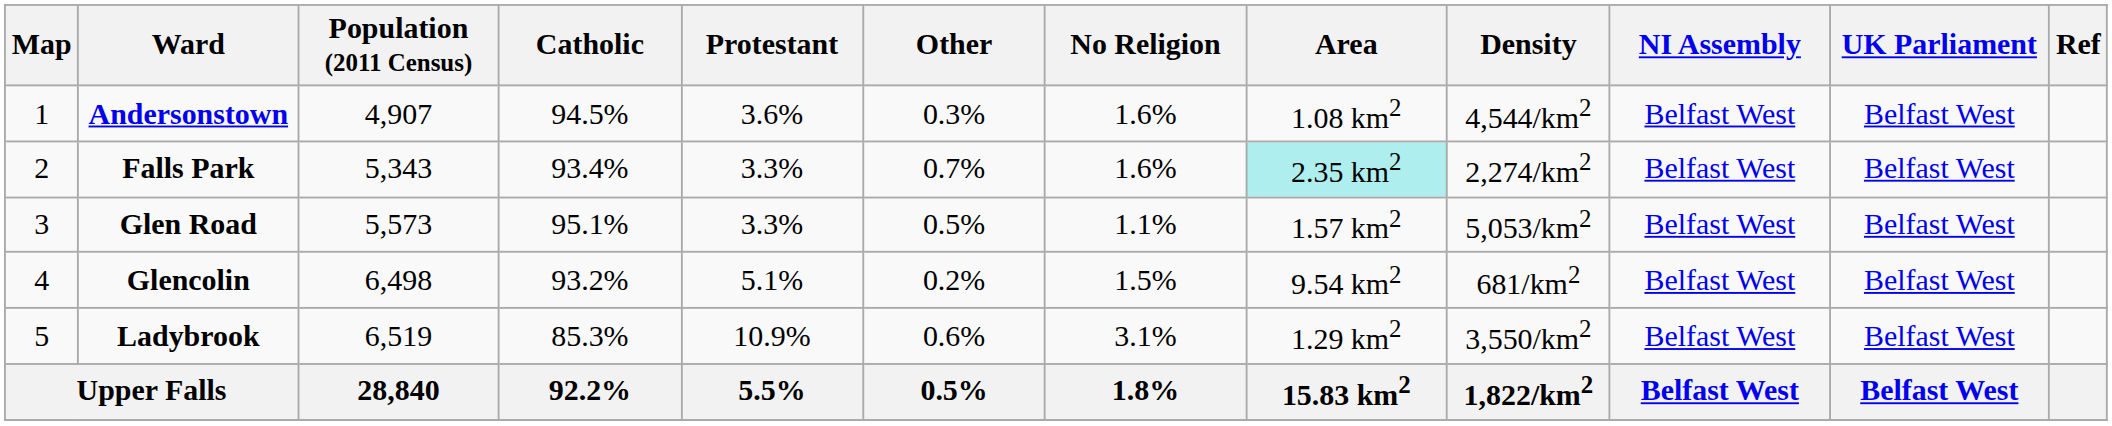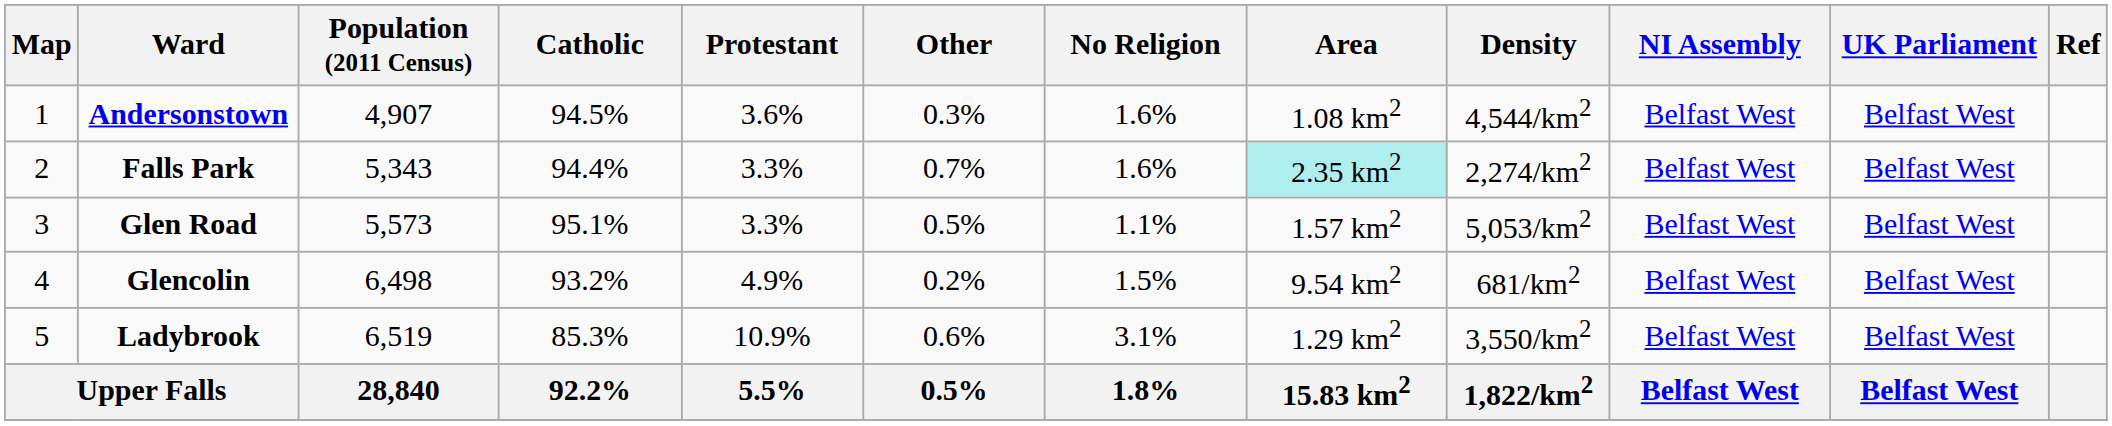(590, 168) 93.4% -> (590, 168) 94.4%
(772, 280) 5.1% -> (772, 280) 4.9%
